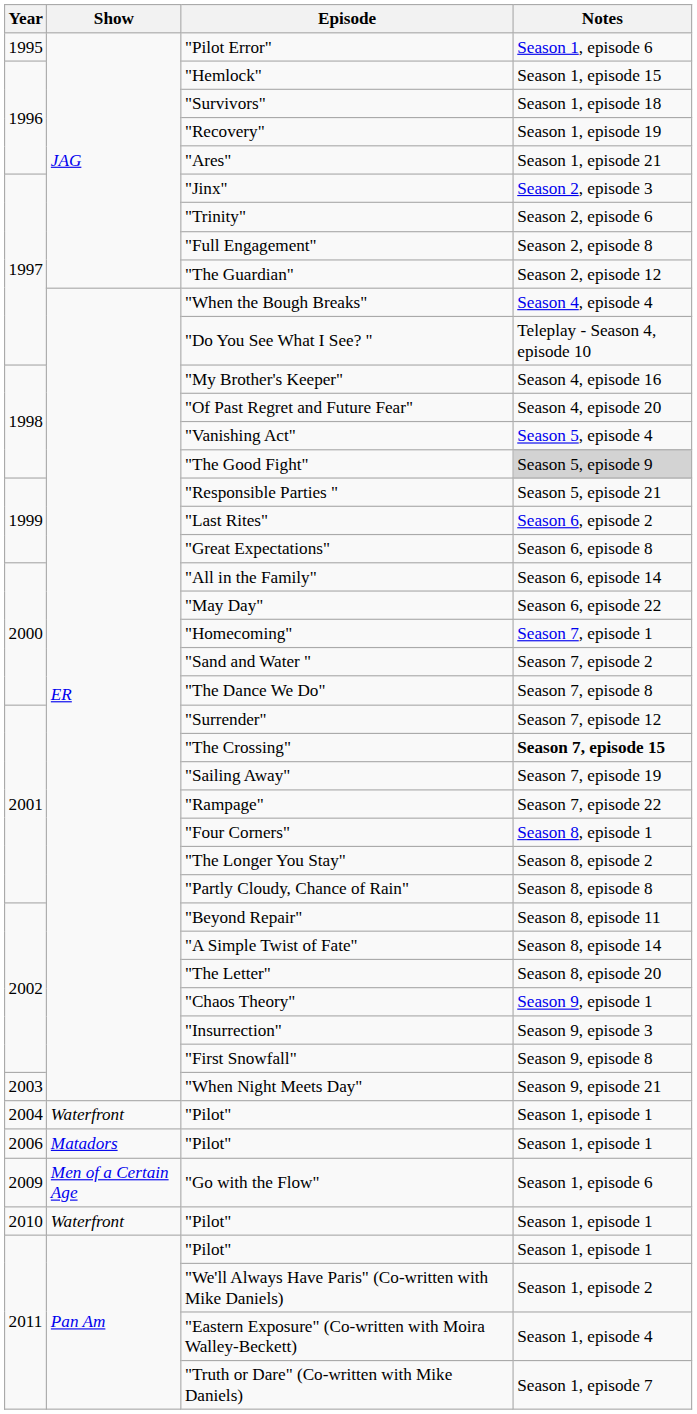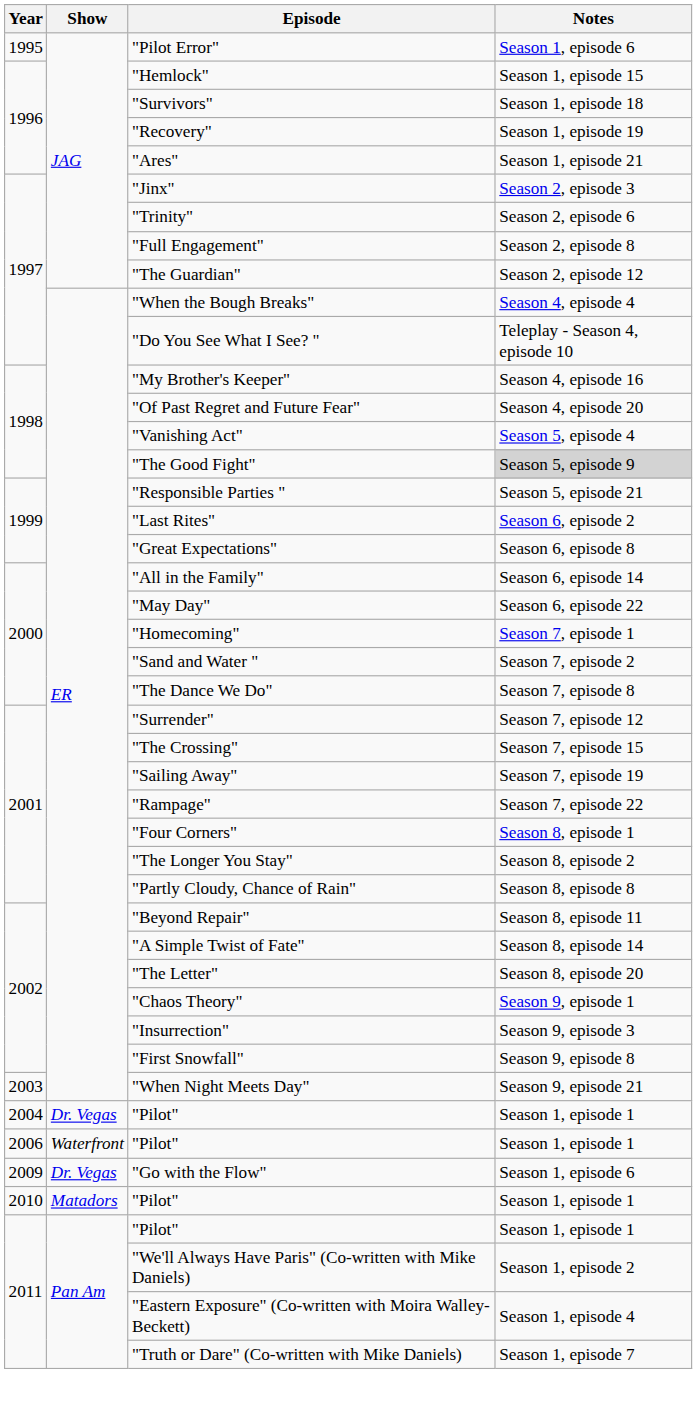(591, 747) bold -> (571, 747) normal
(87, 1115) Waterfront -> (84, 1115) Dr. Vegas
(84, 1143) Matadors -> (87, 1143) Waterfront
(110, 1182) Men of a Certain Age -> (84, 1172) Dr. Vegas
(87, 1220) Waterfront -> (84, 1200) Matadors
